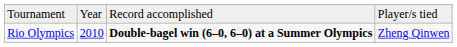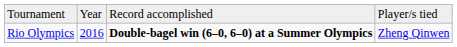(92, 33) 2010 -> (92, 33) 2016
